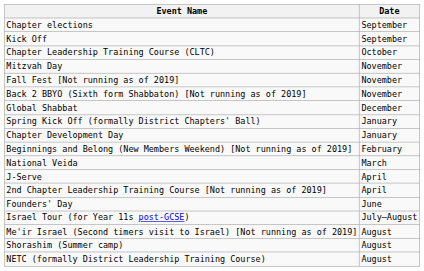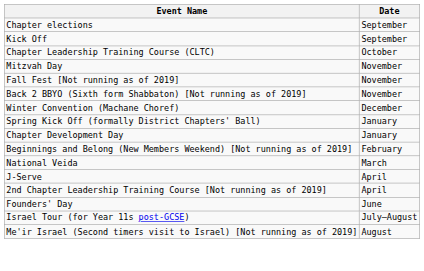- row: (42, 108)
+ row: (93, 108)
- row: (65, 245)
- row: (136, 259)
